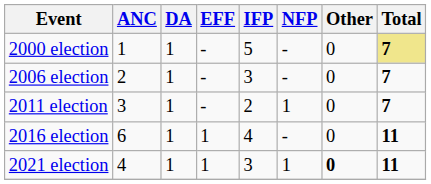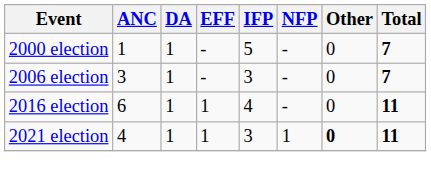(386, 48) khaki background -> (386, 48) no background
(122, 77) 2 -> (122, 77) 3
- row: (58, 106)
